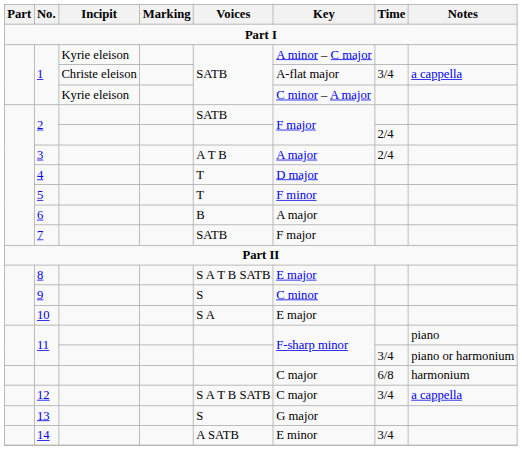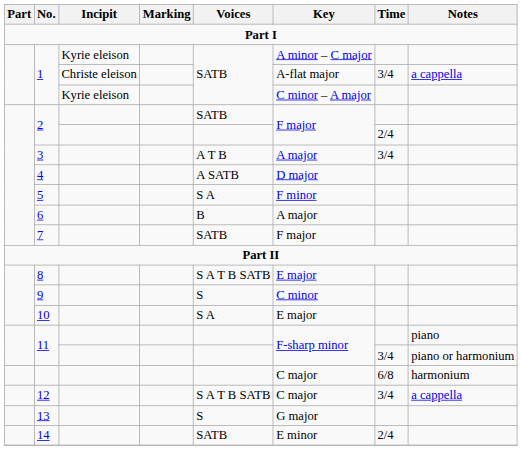(386, 154) 2/4 -> (386, 154) 3/4
(200, 174) T -> (218, 174) A SATB
(200, 194) T -> (206, 194) S A
(218, 435) A SATB -> (212, 435) SATB
(386, 435) 3/4 -> (386, 435) 2/4
